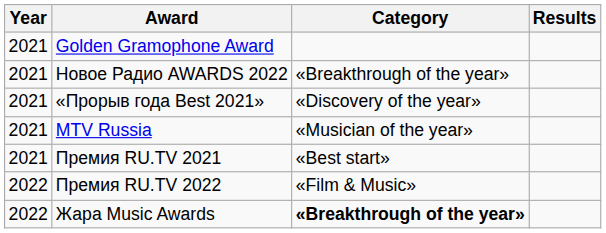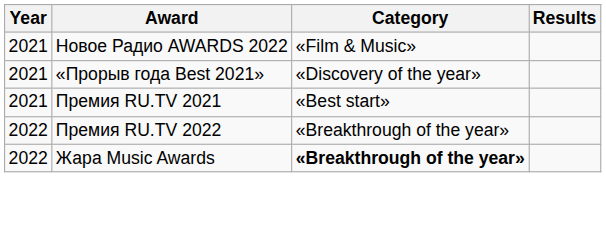- row: (165, 46)
(402, 74) «Breakthrough of the year» -> (356, 46) «Film & Music»
- row: (104, 130)
(356, 185) «Film & Music» -> (402, 130) «Breakthrough of the year»
